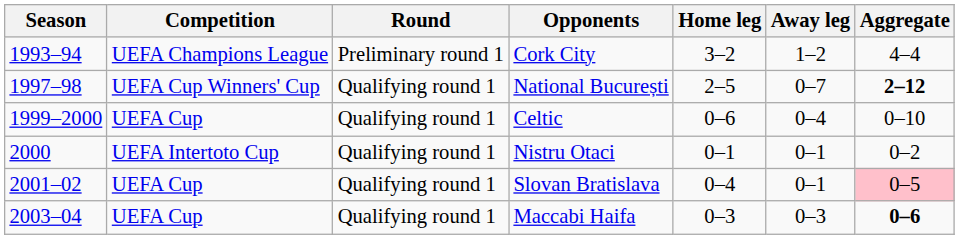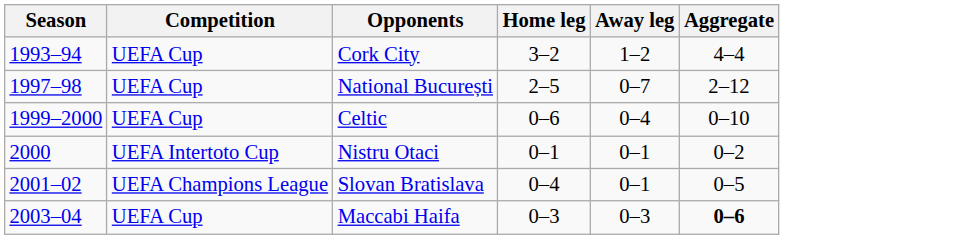- column: (421, 20)
(220, 53) UEFA Champions League -> (157, 53) UEFA Cup
(216, 86) UEFA Cup Winners' Cup -> (157, 86) UEFA Cup
(905, 86) bold -> (729, 86) normal
(157, 184) UEFA Cup -> (220, 184) UEFA Champions League
(905, 184) pink background -> (729, 184) no background
